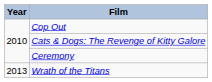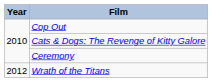(17, 71) 2013 -> (17, 71) 2012
